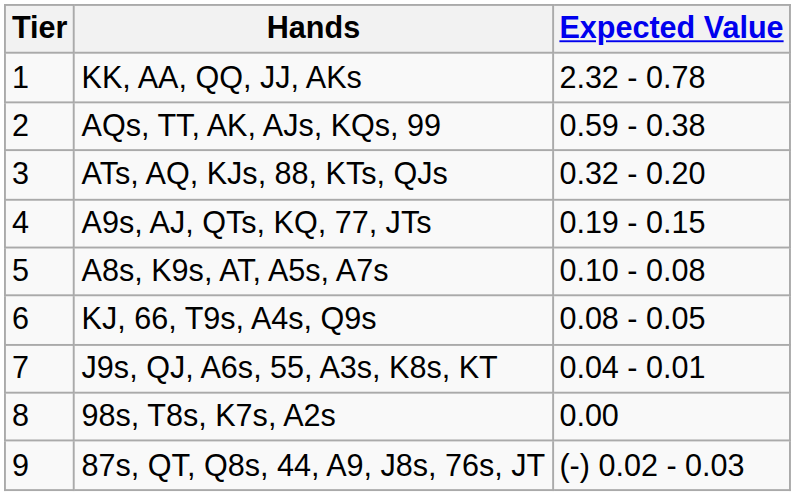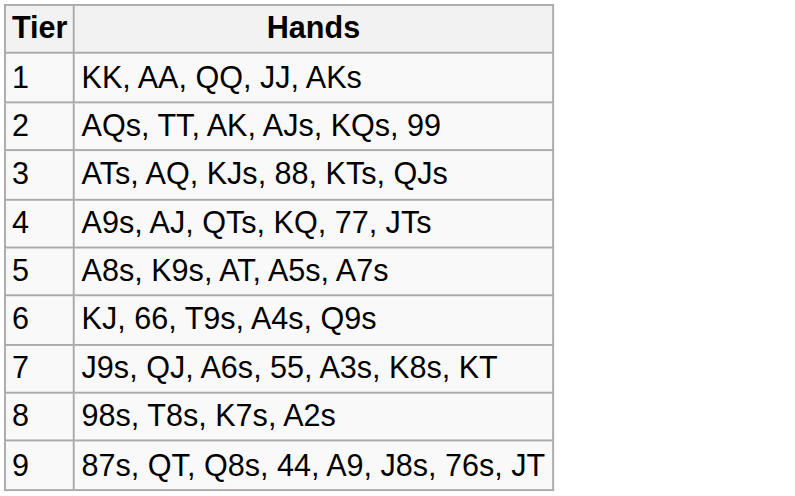- column: (672, 28)
